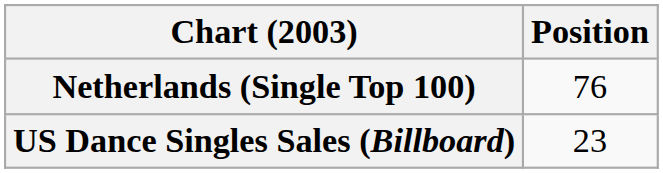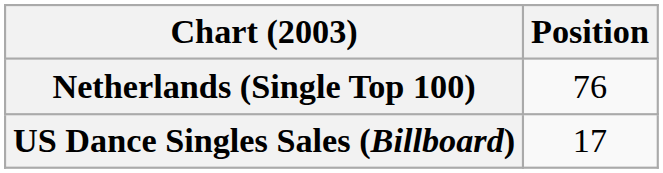(590, 140) 23 -> (590, 140) 17
